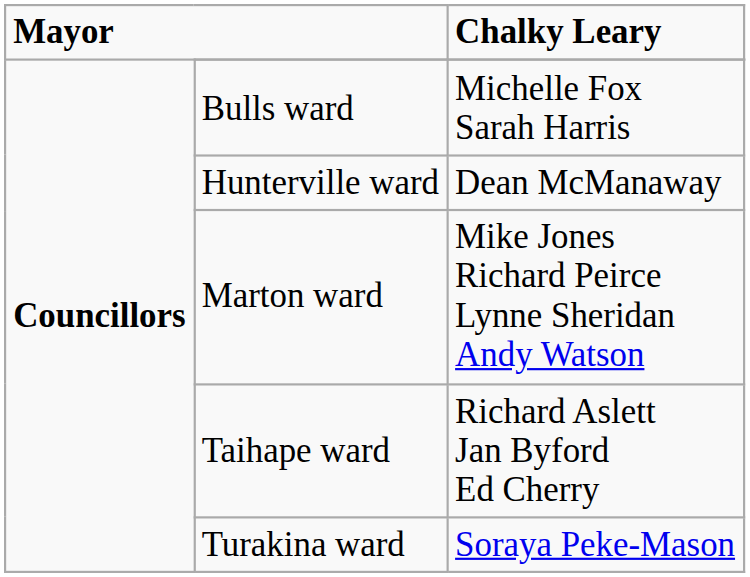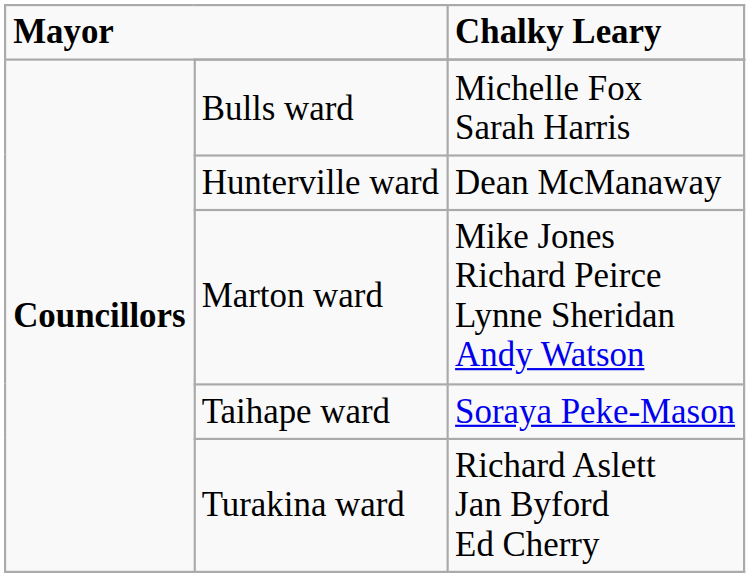(555, 449) Richard Aslett Jan Byford Ed Cherry -> (595, 410) Soraya Peke-Mason
(595, 544) Soraya Peke-Mason -> (555, 504) Richard Aslett Jan Byford Ed Cherry
